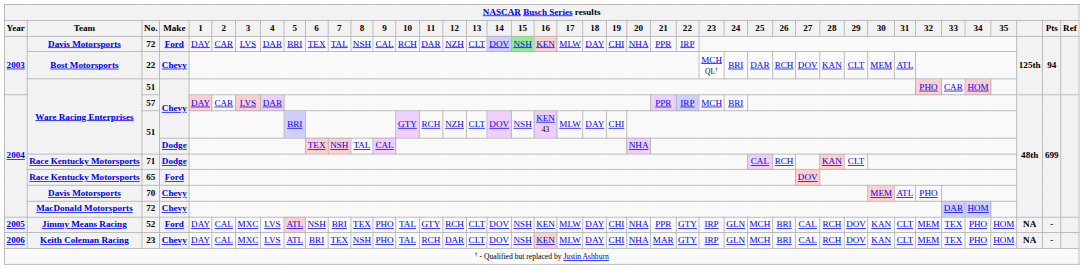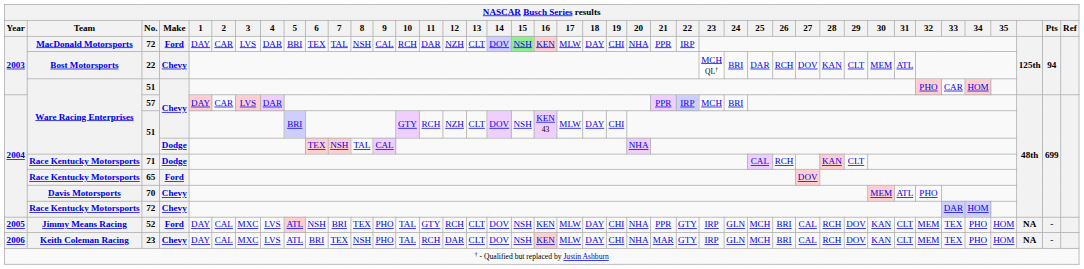(84, 43) Davis Motorsports -> (84, 43) MacDonald Motorsports
(84, 209) MacDonald Motorsports -> (84, 209) Race Kentucky Motorsports
